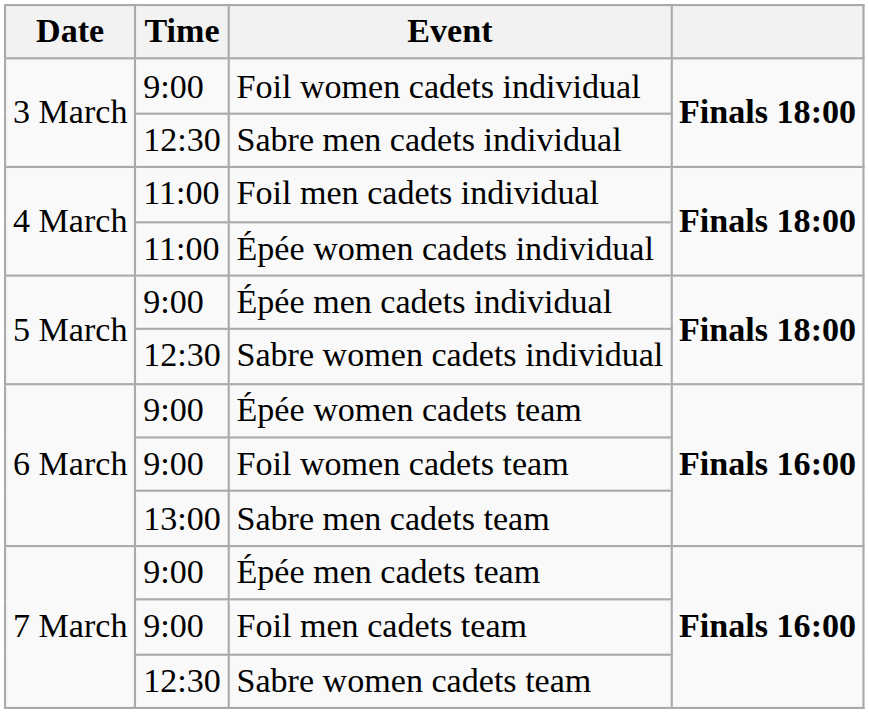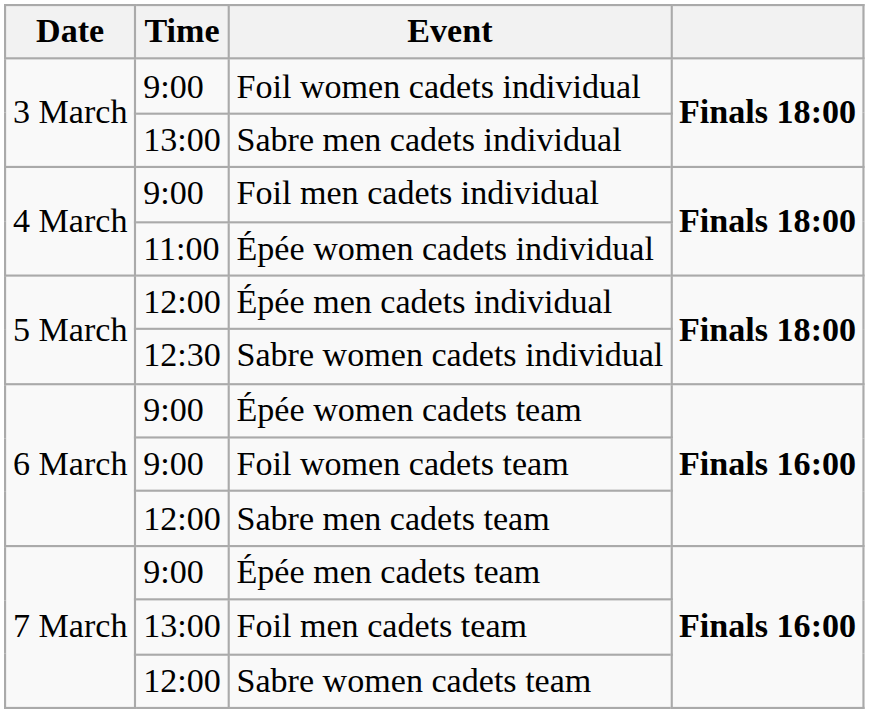(182, 139) 12:30 -> (182, 139) 13:00
(181, 193) 11:00 -> (173, 193) 9:00
(173, 301) 9:00 -> (182, 301) 12:00
(182, 517) 13:00 -> (182, 517) 12:00
(173, 626) 9:00 -> (182, 626) 13:00
(182, 680) 12:30 -> (182, 680) 12:00
